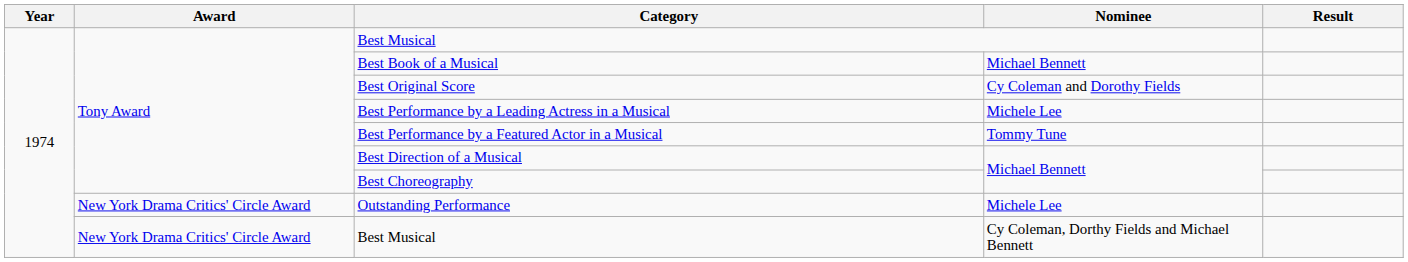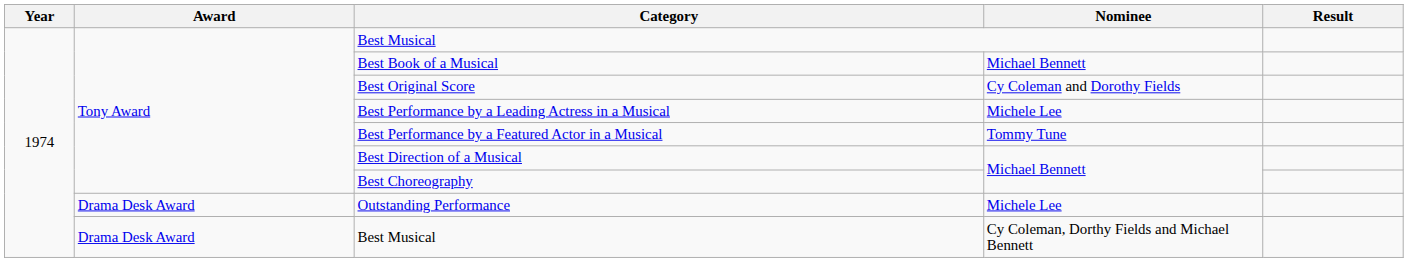(194, 205) New York Drama Critics' Circle Award -> (136, 205) Drama Desk Award
(194, 237) New York Drama Critics' Circle Award -> (136, 237) Drama Desk Award
